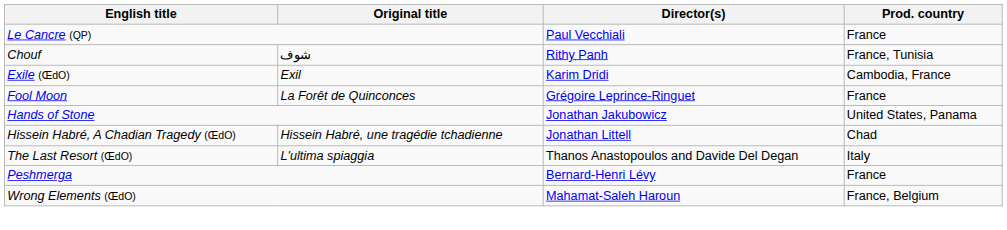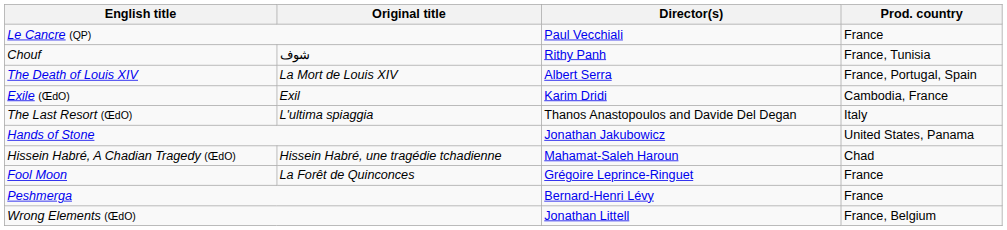+ row: (73, 75)
rows swapped: (37, 95) <-> (70, 155)
(589, 135) Jonathan Littell -> (611, 155) Mahamat-Saleh Haroun
(613, 195) Mahamat-Saleh Haroun -> (587, 215) Jonathan Littell
